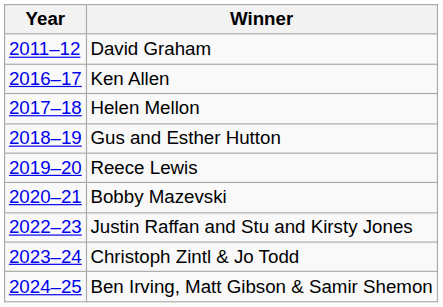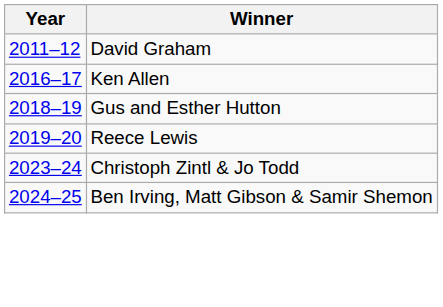- row: (145, 108)
- row: (159, 197)
- row: (252, 227)
